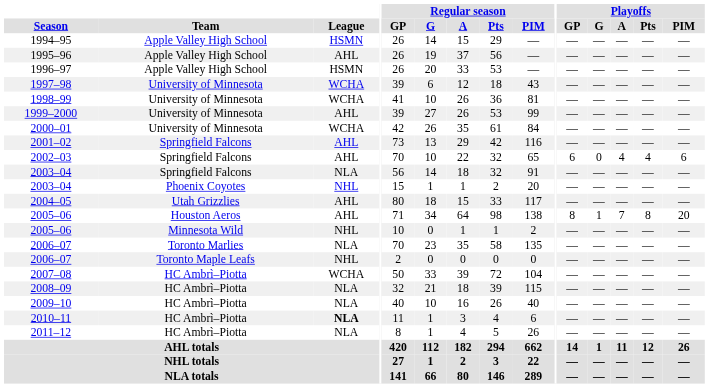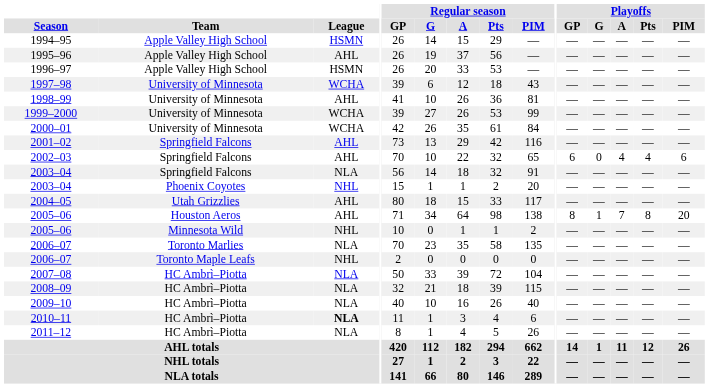(346, 99) WCHA -> (346, 99) AHL
(346, 113) AHL -> (346, 113) WCHA
(346, 274) WCHA -> (346, 274) NLA
